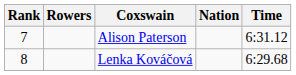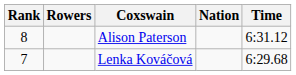(24, 37) 7 -> (24, 37) 8
(24, 59) 8 -> (24, 59) 7
